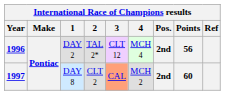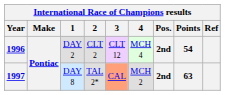(95, 49) TAL 2* -> (95, 49) CLT 2
(188, 49) 56 -> (188, 49) 54
(95, 76) CLT 2 -> (95, 76) TAL 2*
(188, 76) 60 -> (188, 76) 63
